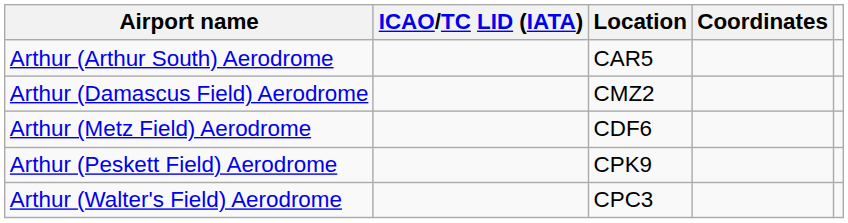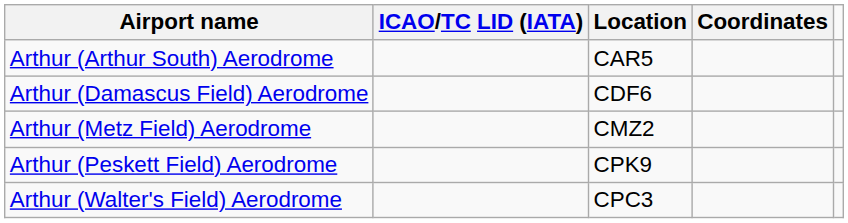(624, 93) CMZ2 -> (623, 93) CDF6
(623, 128) CDF6 -> (624, 128) CMZ2
